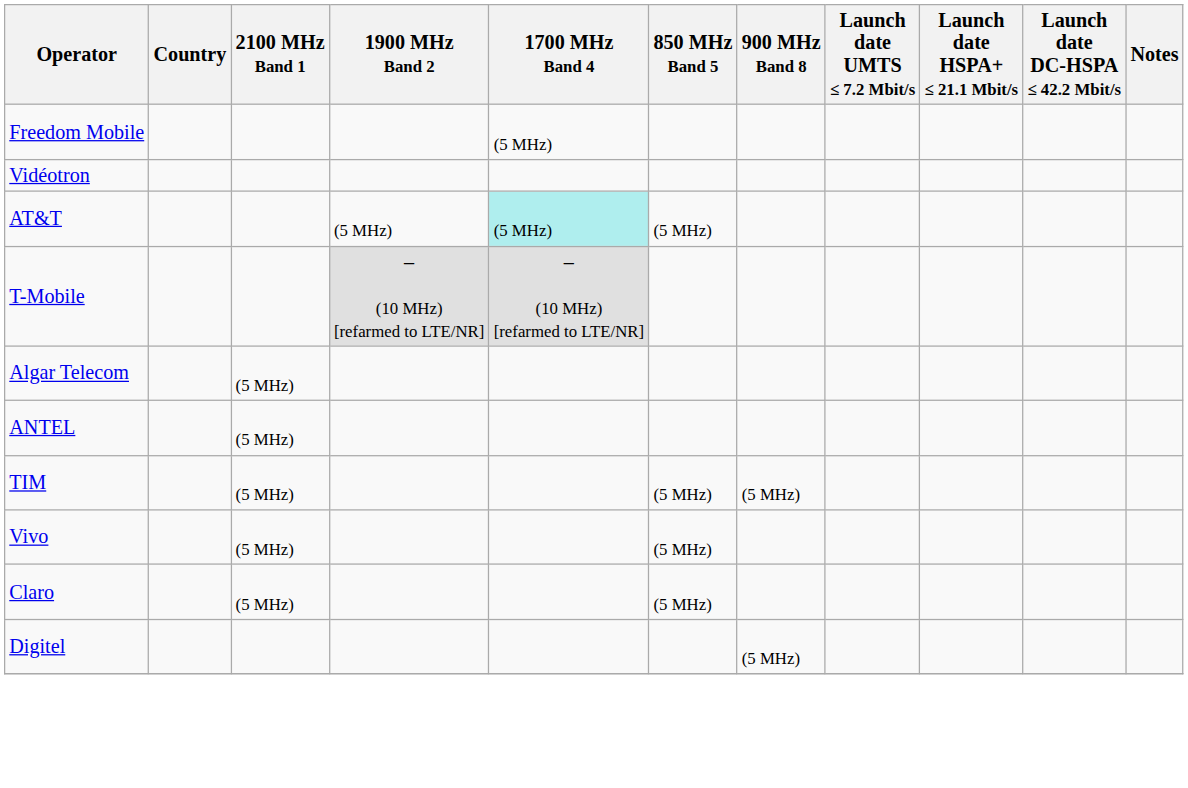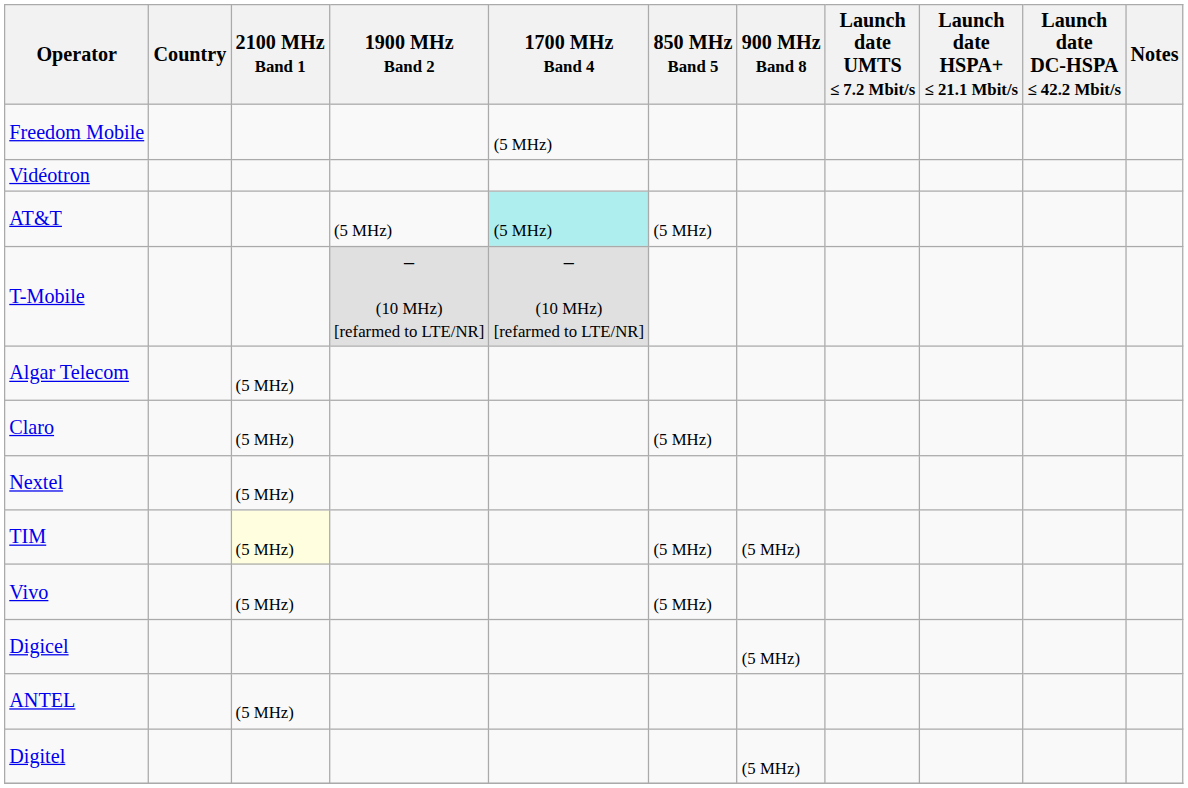rows swapped: (32, 591) <-> (42, 427)
+ row: (36, 482)
(265, 495) no background -> (265, 549) lightyellow background
+ row: (39, 646)
